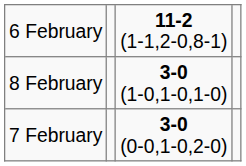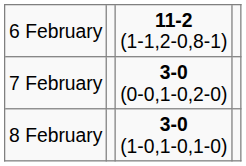rows swapped: (56, 135) <-> (56, 83)
